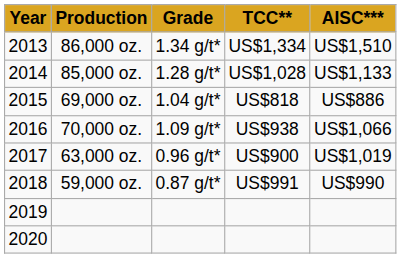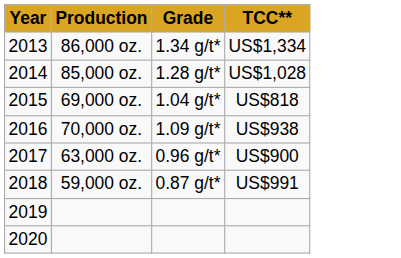- column: (353, 18)
